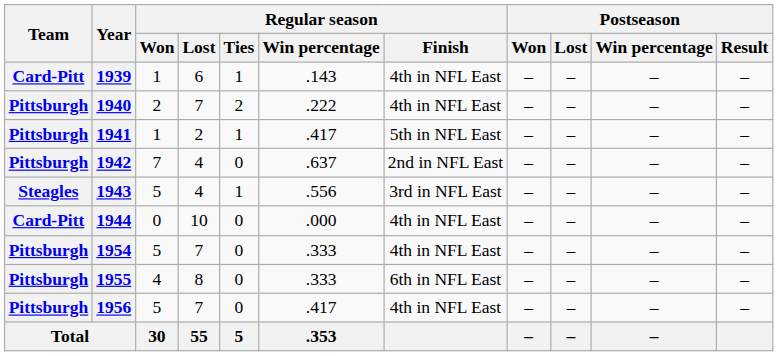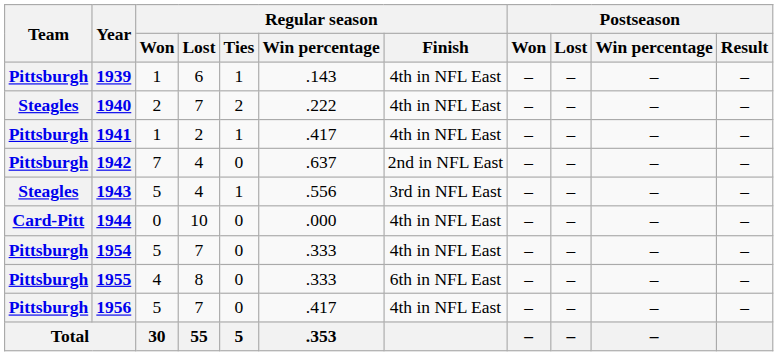(48, 76) Card-Pitt -> (48, 76) Pittsburgh
(48, 105) Pittsburgh -> (48, 105) Steagles
(445, 134) 5th in NFL East -> (445, 134) 4th in NFL East
